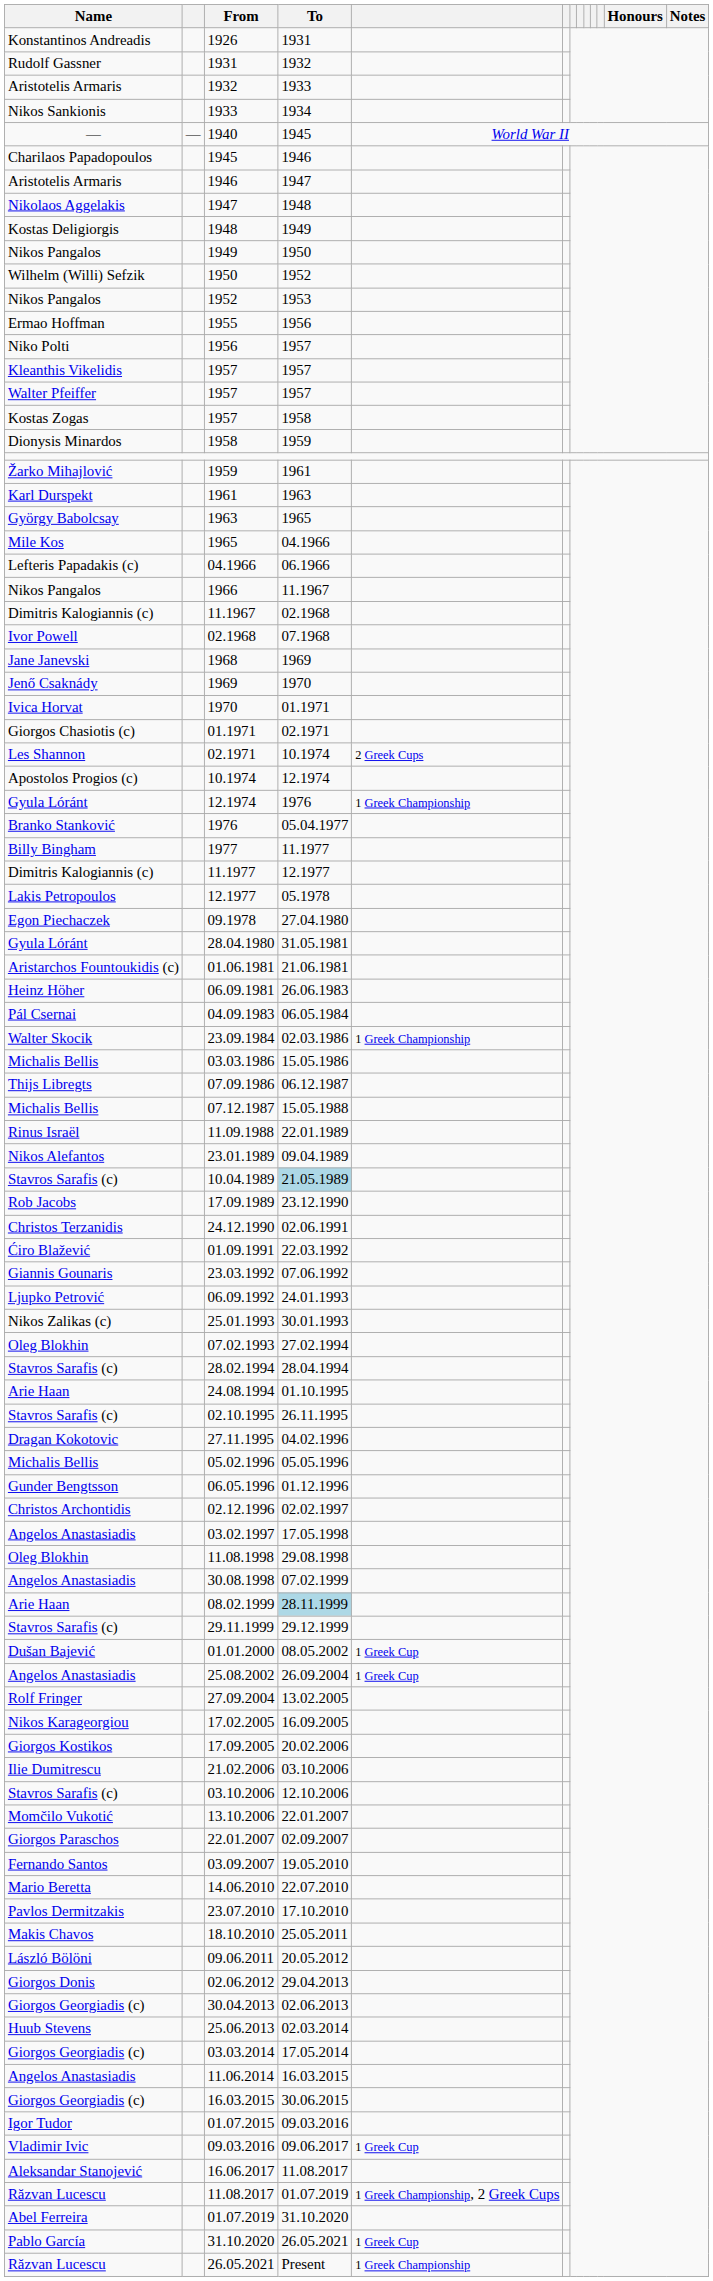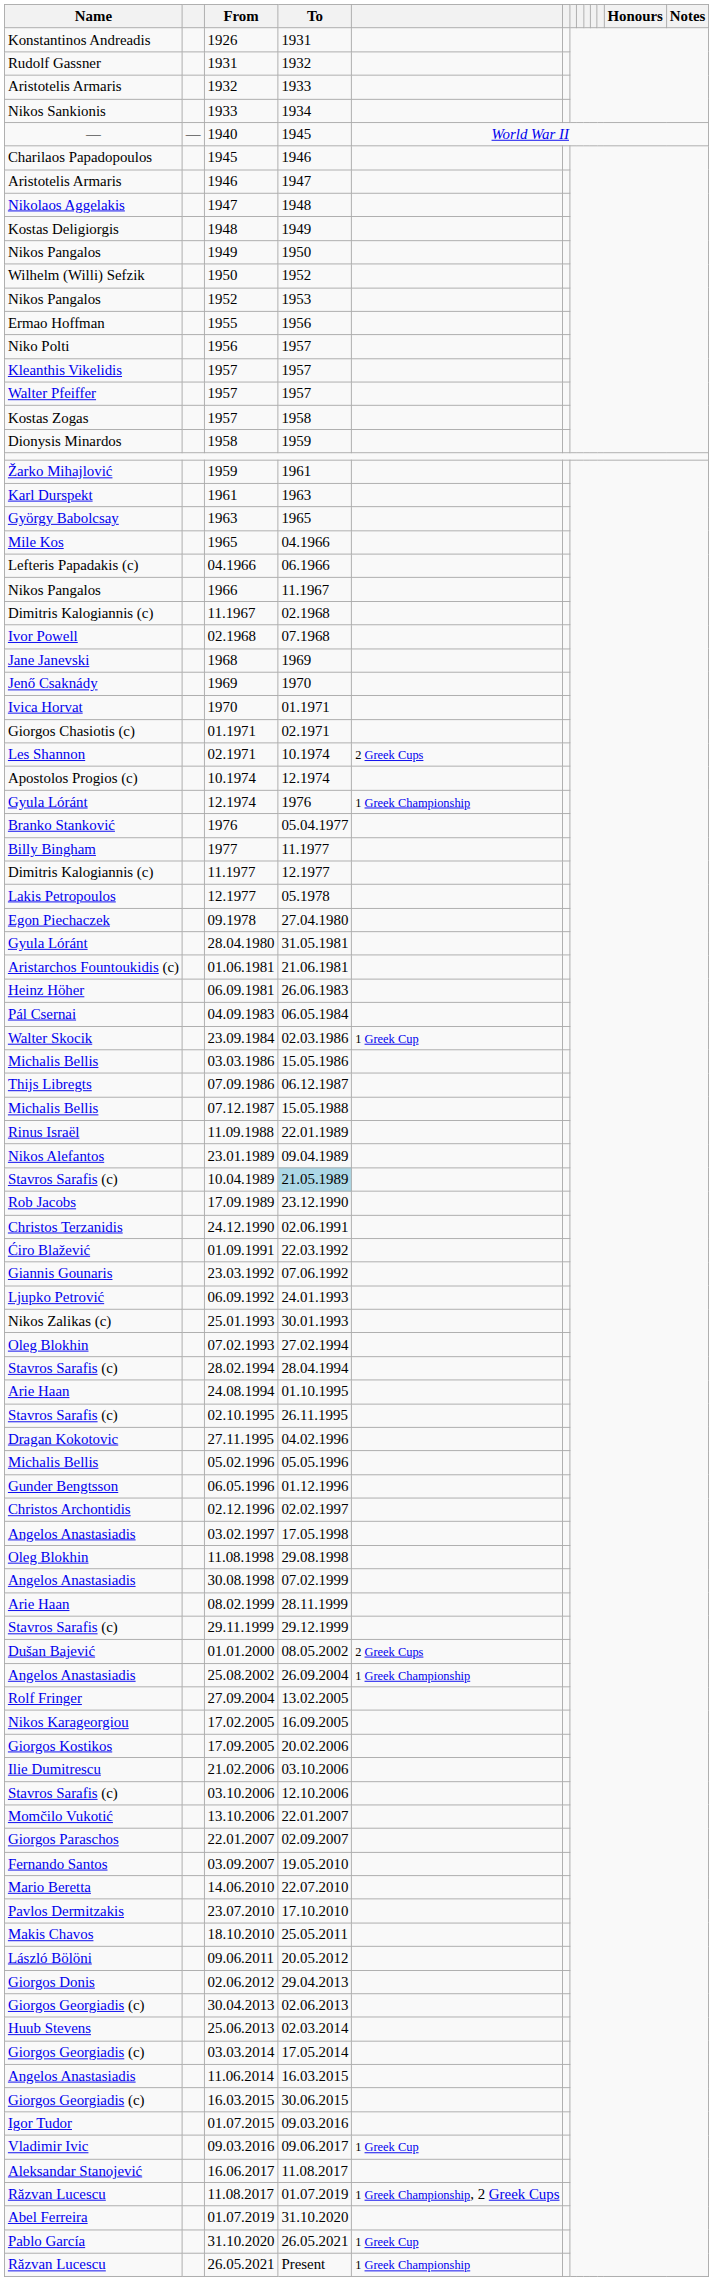(413, 1038) 1 Greek Championship -> (387, 1038) 1 Greek Cup
(315, 1604) lightblue background -> (315, 1604) no background
(387, 1652) 1 Greek Cup -> (389, 1652) 2 Greek Cups
(387, 1676) 1 Greek Cup -> (413, 1676) 1 Greek Championship
